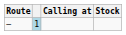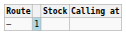columns swapped: (67, 11) <-> (108, 11)
